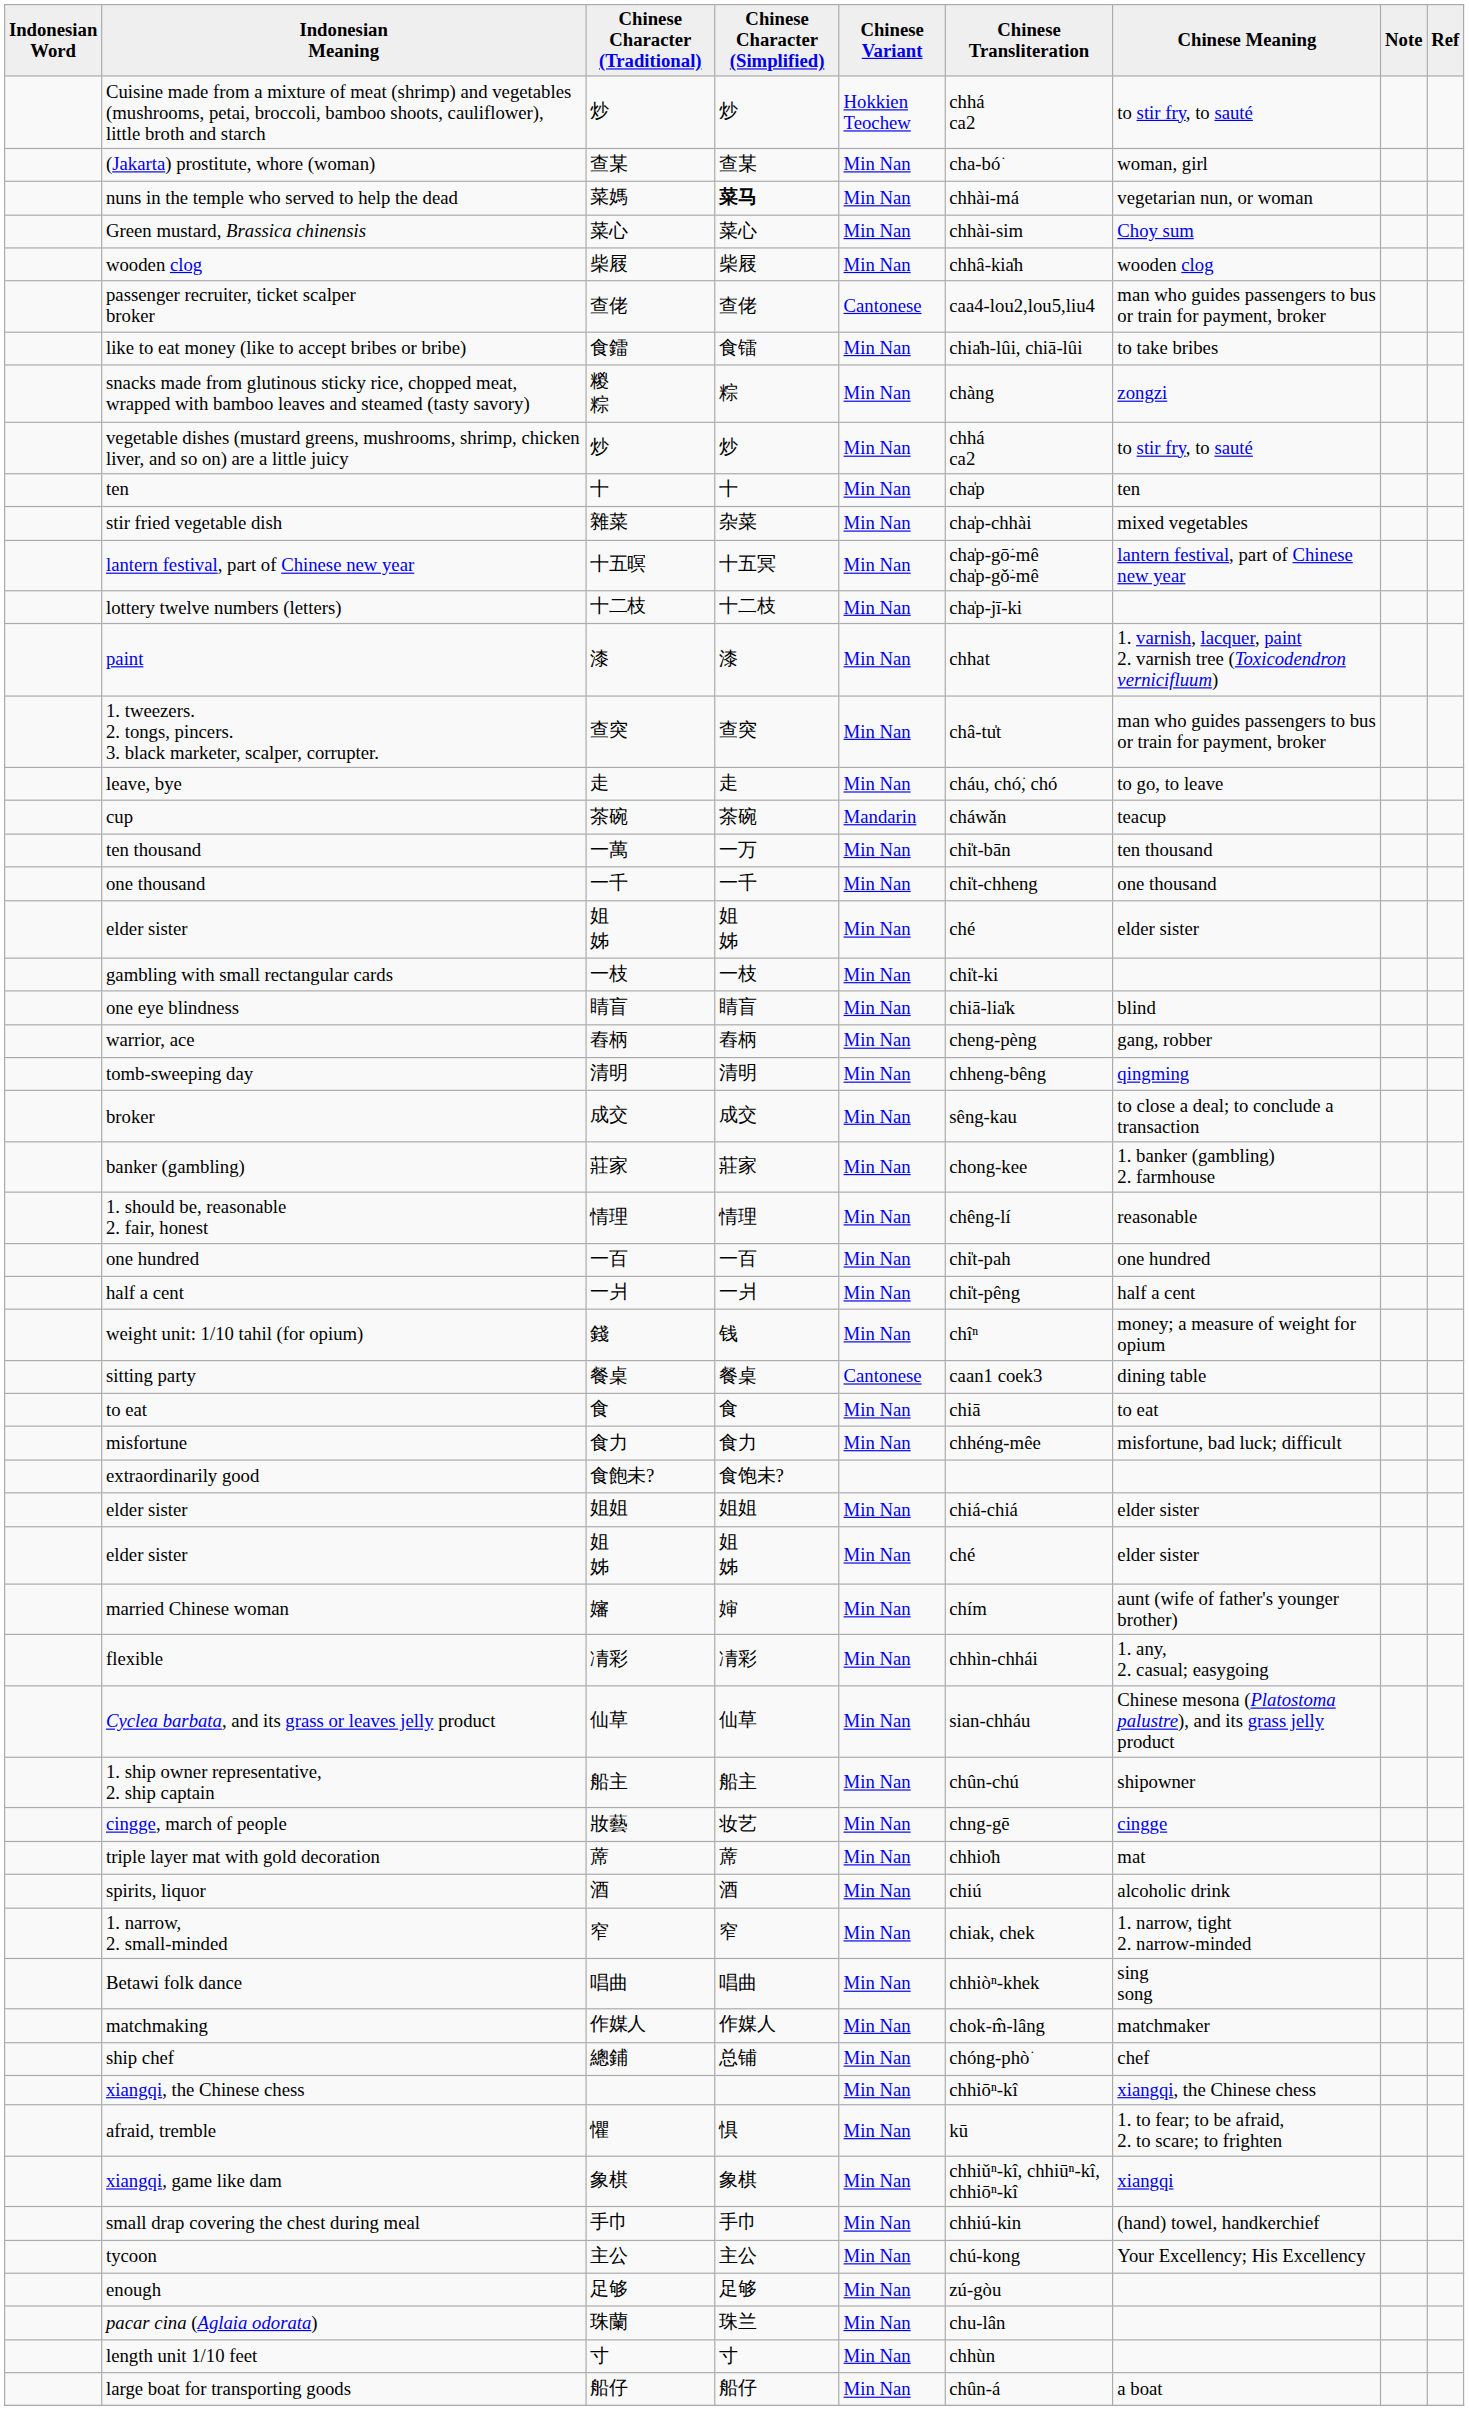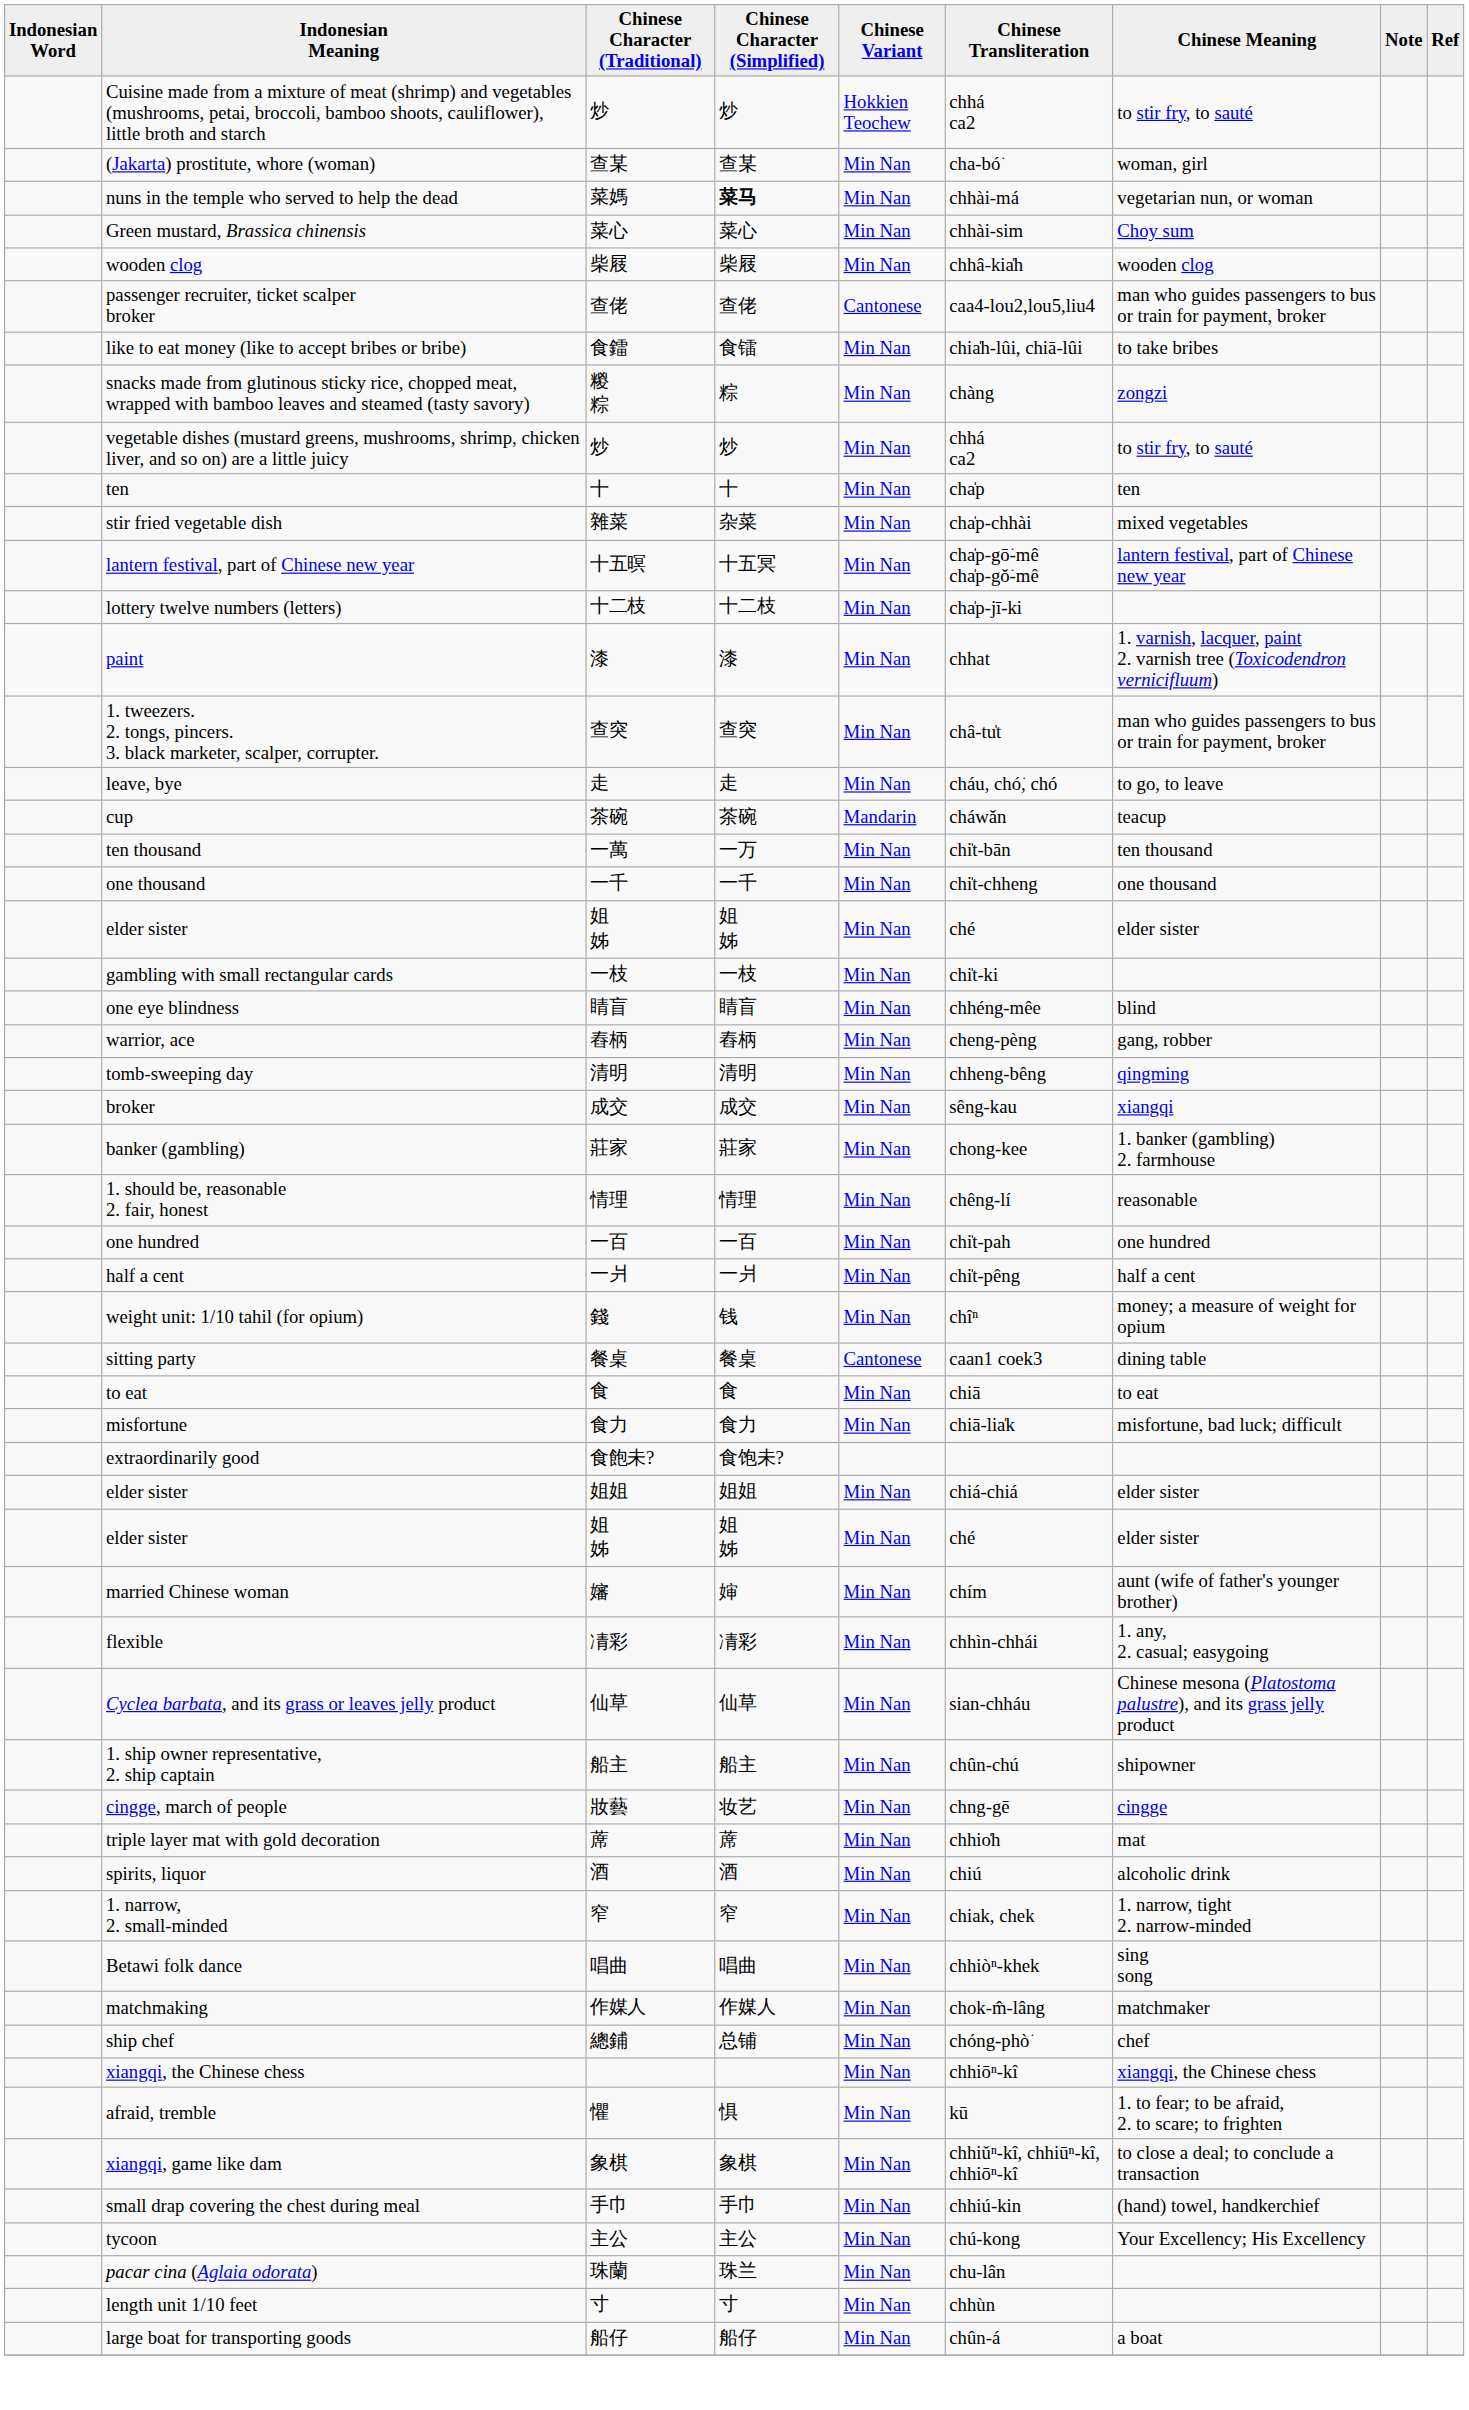(982, 1007) chiā-lia̍k -> (995, 1007) chhéng-mêe
(1225, 1116) to close a deal; to conclude a transaction -> (1145, 1107) xiangqi
(995, 1443) chhéng-mêe -> (982, 1425) chiā-lia̍k
(1145, 2181) xiangqi -> (1225, 2163) to close a deal; to conclude a transaction
- row: (134, 2289)
